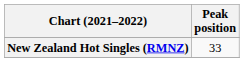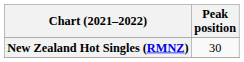(215, 47) 33 -> (215, 47) 30
